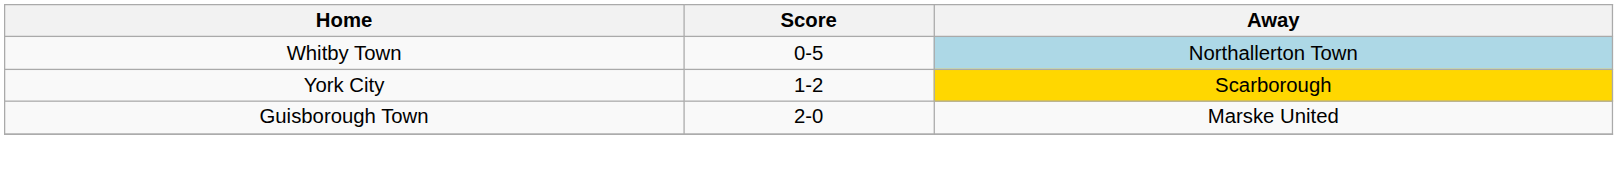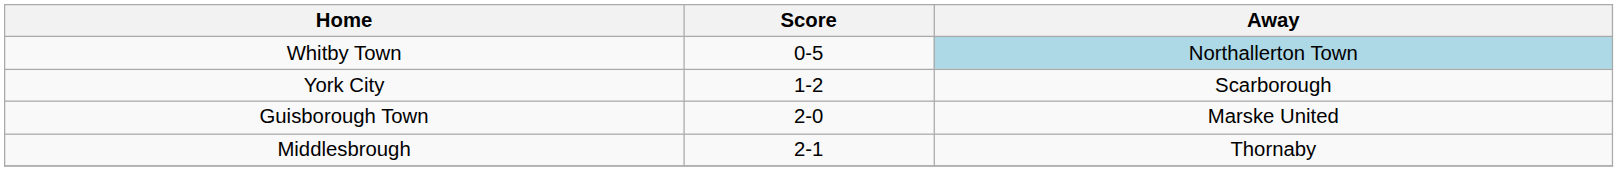(1273, 85) gold background -> (1273, 85) no background
+ row: (344, 149)
